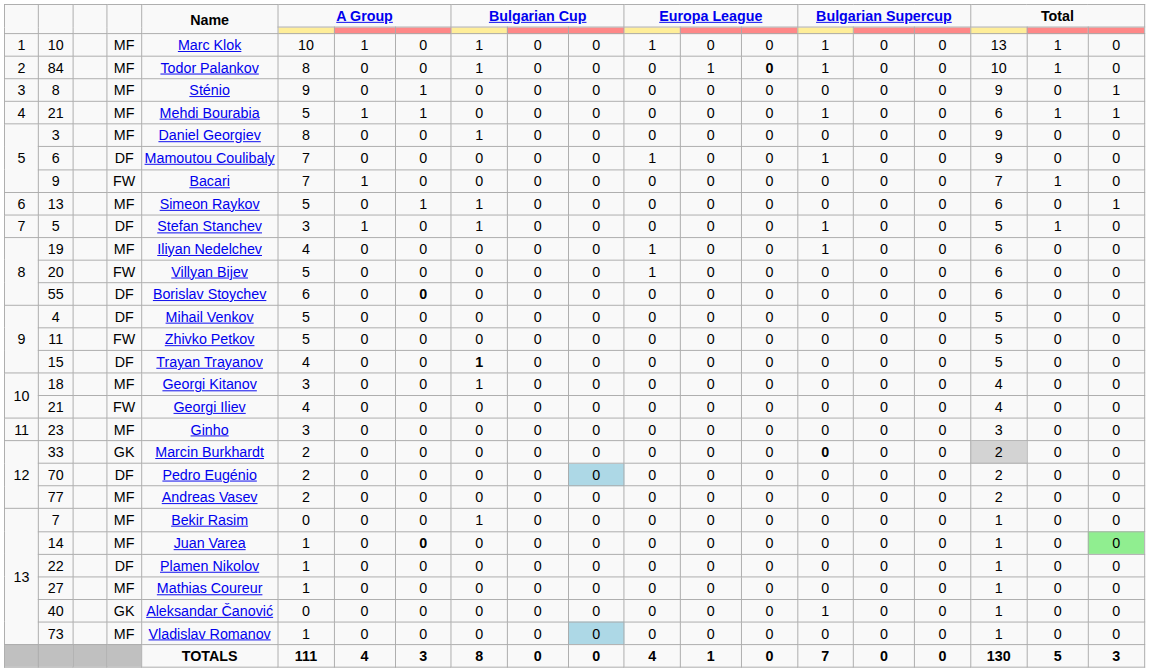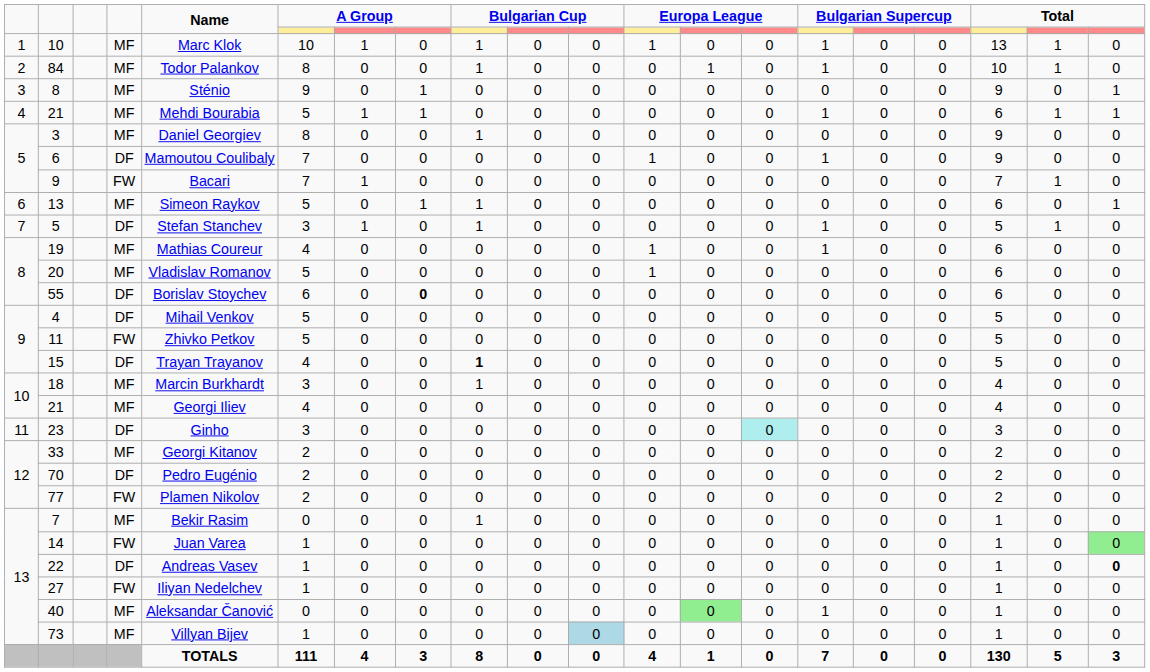(769, 68) bold -> (769, 68) normal
(210, 249) Iliyan Nedelchev -> (210, 249) Mathias Coureur
(124, 271) FW -> (124, 271) MF
(210, 271) Villyan Bijev -> (210, 271) Vladislav Romanov
(210, 385) Georgi Kitanov -> (210, 385) Marcin Burkhardt
(124, 407) FW -> (124, 407) MF
(124, 430) MF -> (124, 430) DF
(769, 430) no background -> (769, 430) paleturquoise background
(124, 452) GK -> (124, 452) MF
(210, 452) Marcin Burkhardt -> (210, 452) Georgi Kitanov
(825, 452) bold -> (825, 452) normal
(999, 452) lightgrey background -> (999, 452) no background
(596, 475) lightblue background -> (596, 475) no background
(124, 498) MF -> (124, 498) FW
(210, 498) Andreas Vasev -> (210, 498) Plamen Nikolov
(124, 543) MF -> (124, 543) FW
(423, 543) bold -> (423, 543) normal
(210, 565) Plamen Nikolov -> (210, 565) Andreas Vasev
(1116, 565) normal -> (1116, 565) bold
(124, 588) MF -> (124, 588) FW
(210, 588) Mathias Coureur -> (210, 588) Iliyan Nedelchev
(124, 611) GK -> (124, 611) MF
(711, 611) no background -> (711, 611) lightgreen background
(210, 633) Vladislav Romanov -> (210, 633) Villyan Bijev
